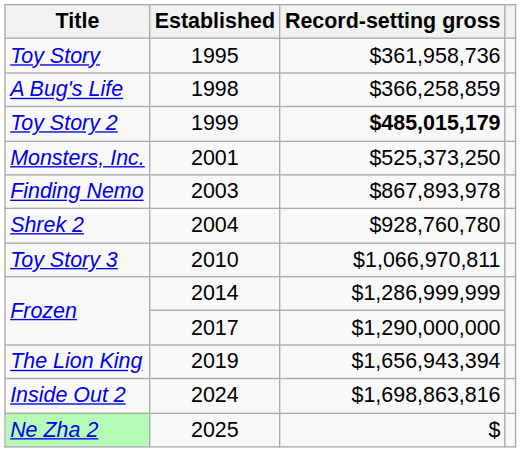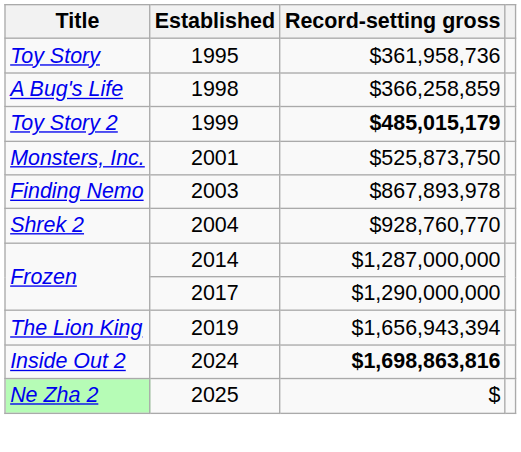(435, 157) $525,373,250 -> (435, 157) $525,873,750
(435, 225) $928,760,780 -> (435, 225) $928,760,770
- row: (64, 259)
(426, 293) $1,286,999,999 -> (426, 259) $1,287,000,000
(426, 395) normal -> (426, 361) bold
